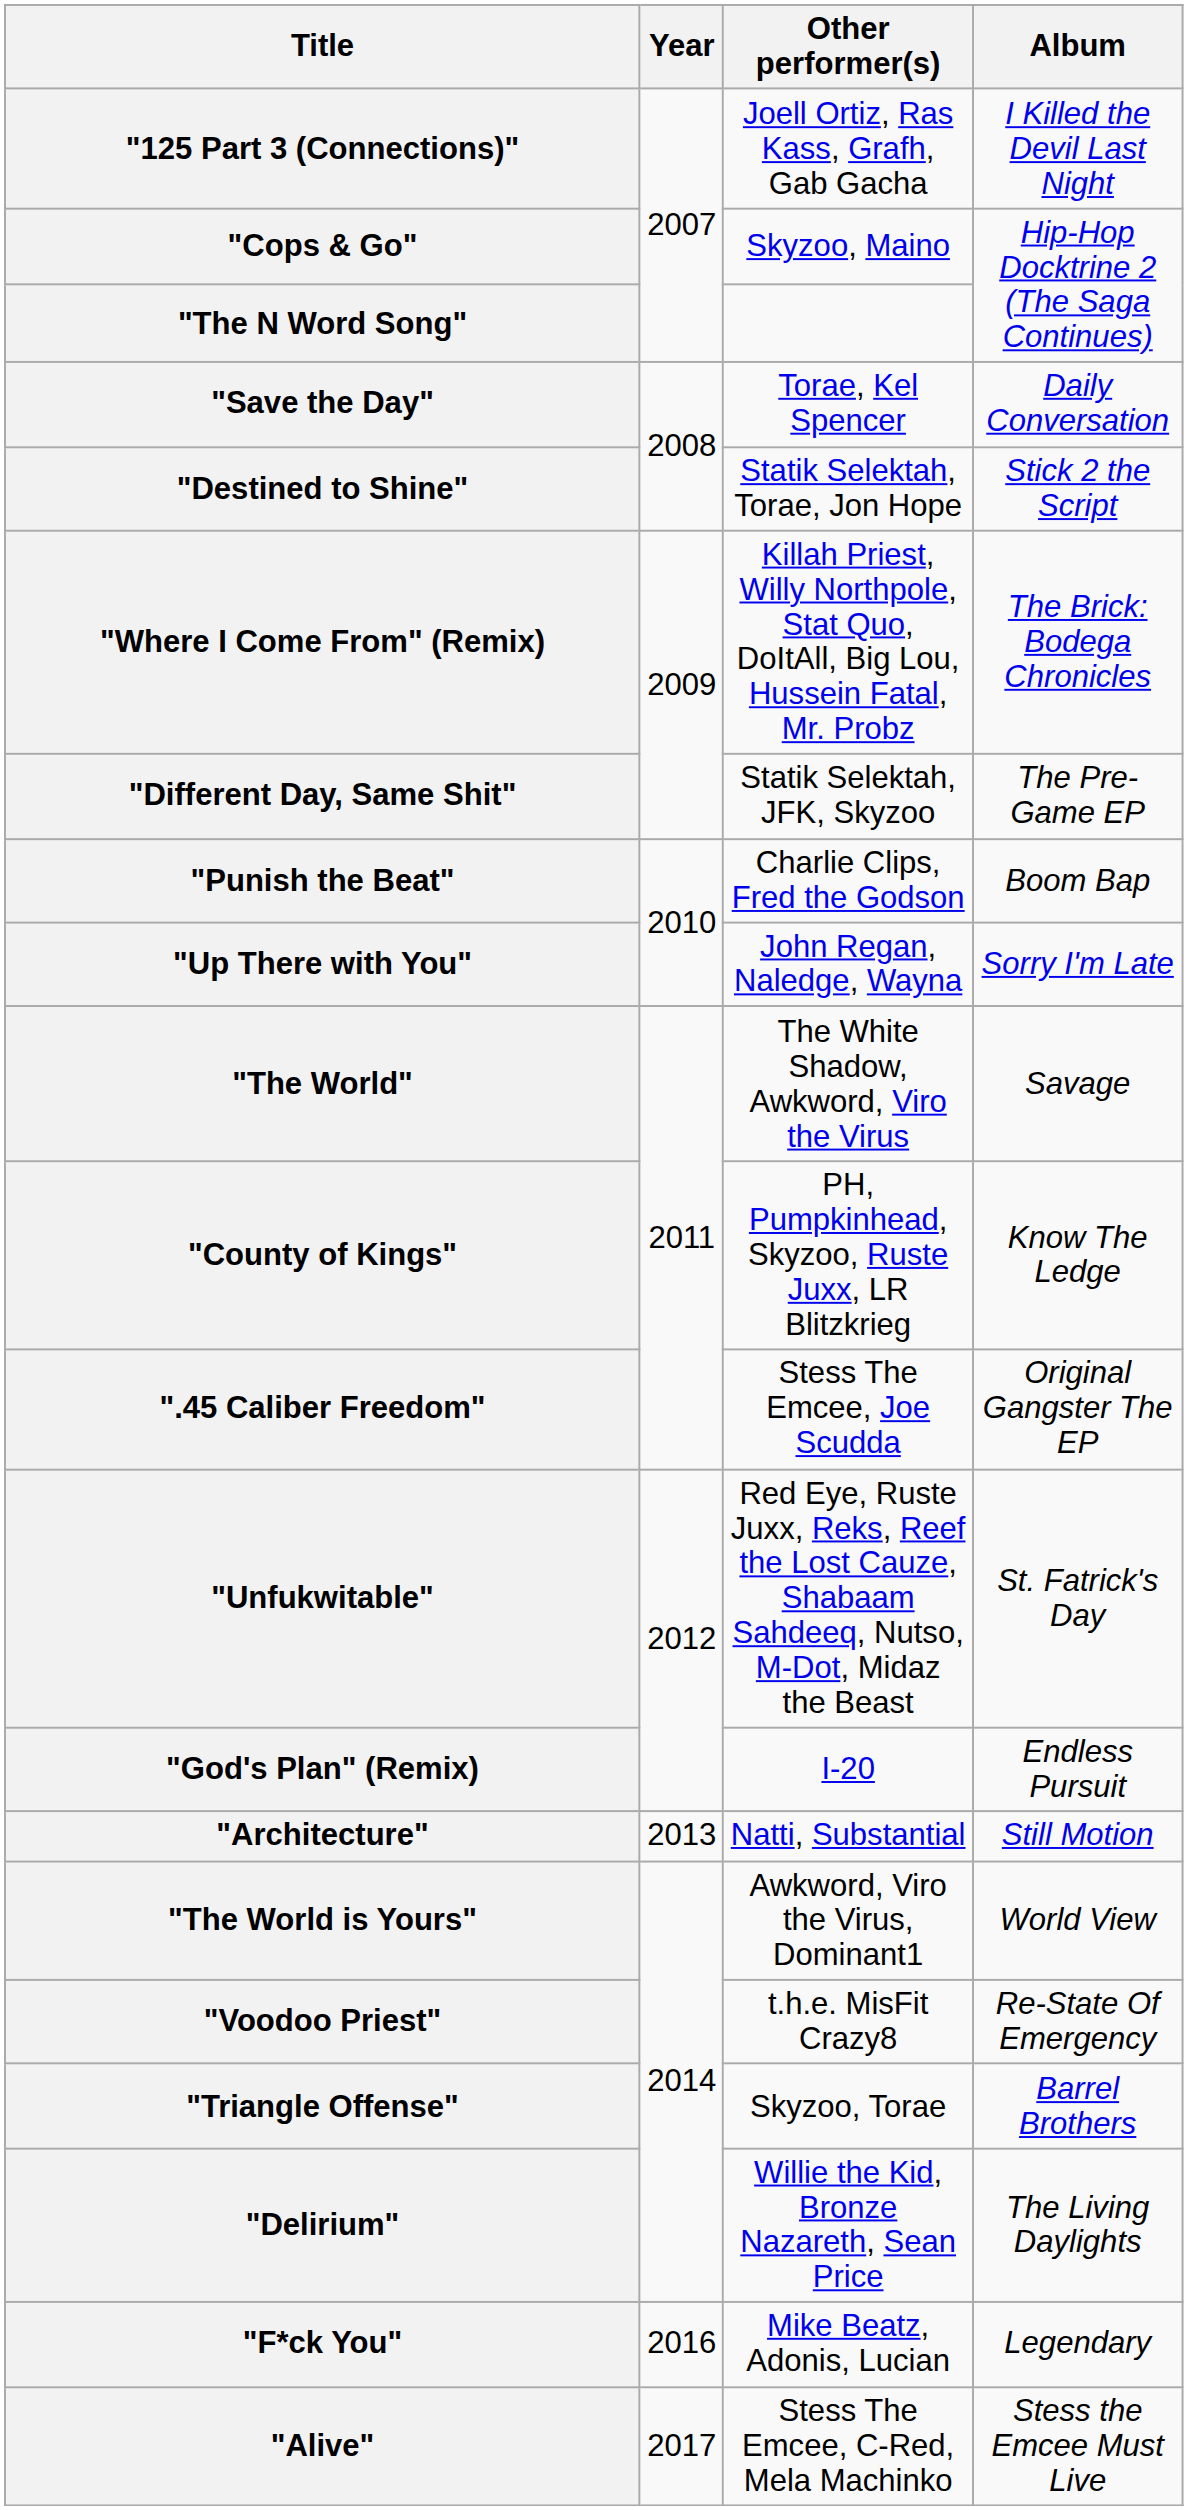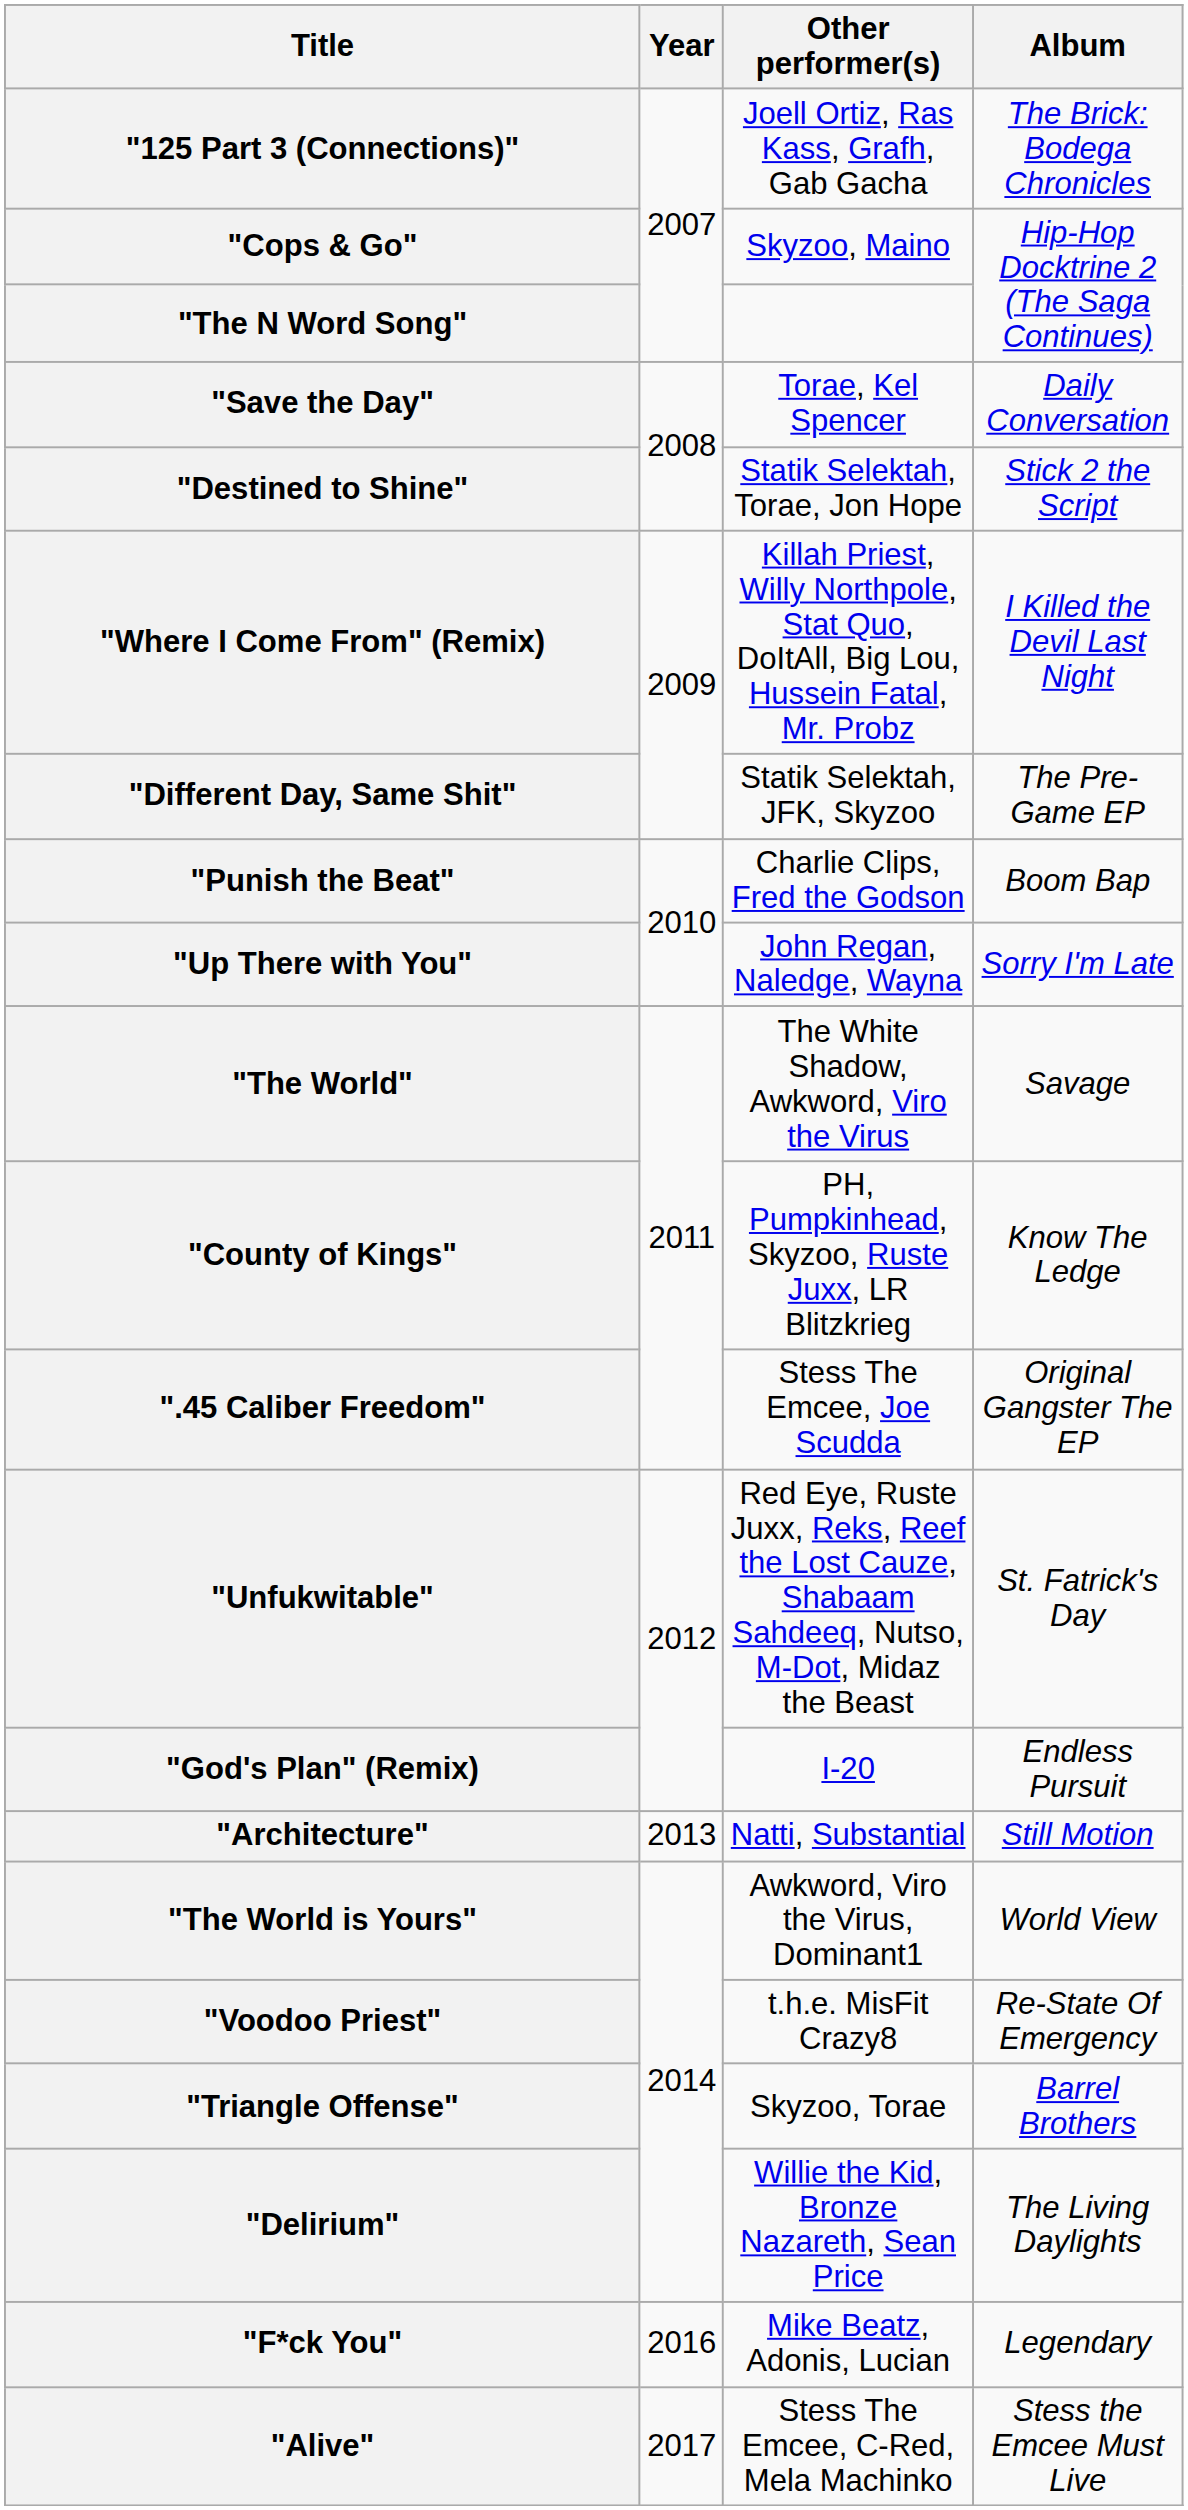(1078, 148) I Killed the Devil Last Night -> (1078, 148) The Brick: Bodega Chronicles
(1078, 641) The Brick: Bodega Chronicles -> (1078, 641) I Killed the Devil Last Night
